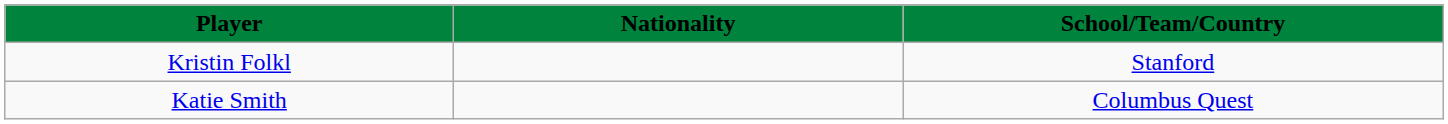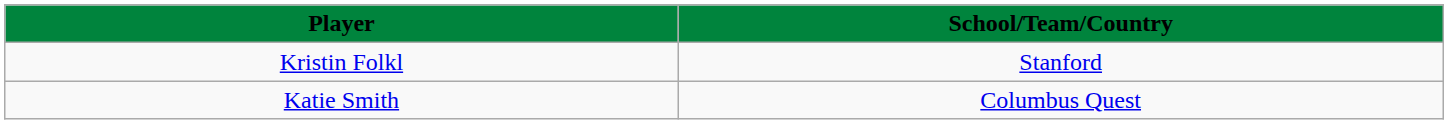- column: (678, 23)
